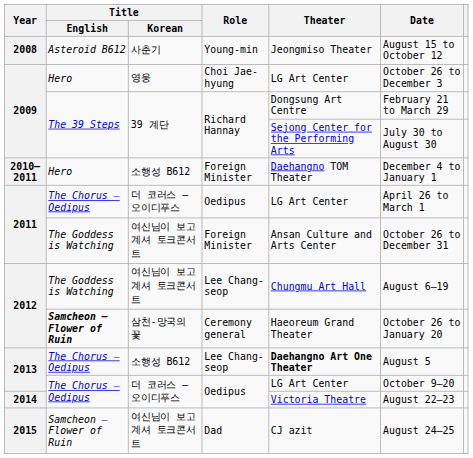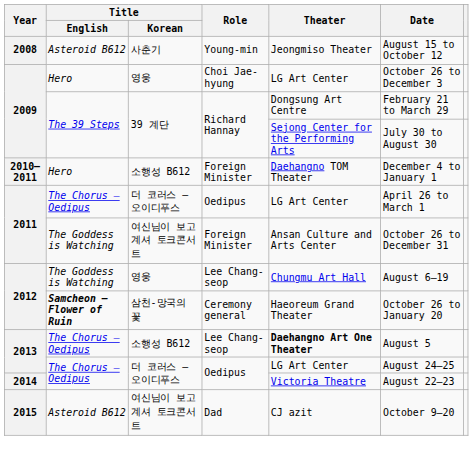(163, 286) 여신님이 보고 계셔 토크콘서트 -> (141, 277) 영웅
(419, 384) October 9–20 -> (419, 365) August 24–25
(78, 431) Samcheon – Flower of Ruin -> (87, 412) Asteroid B612
(419, 431) August 24–25 -> (419, 412) October 9–20
